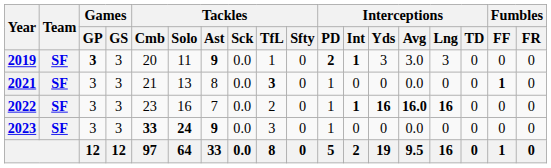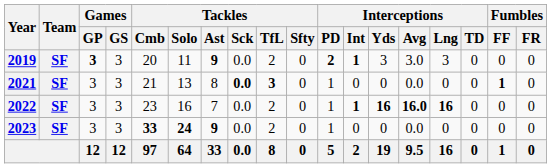(272, 60) 1 -> (272, 60) 2
(242, 83) normal -> (242, 83) bold
(272, 128) 3 -> (272, 128) 2
